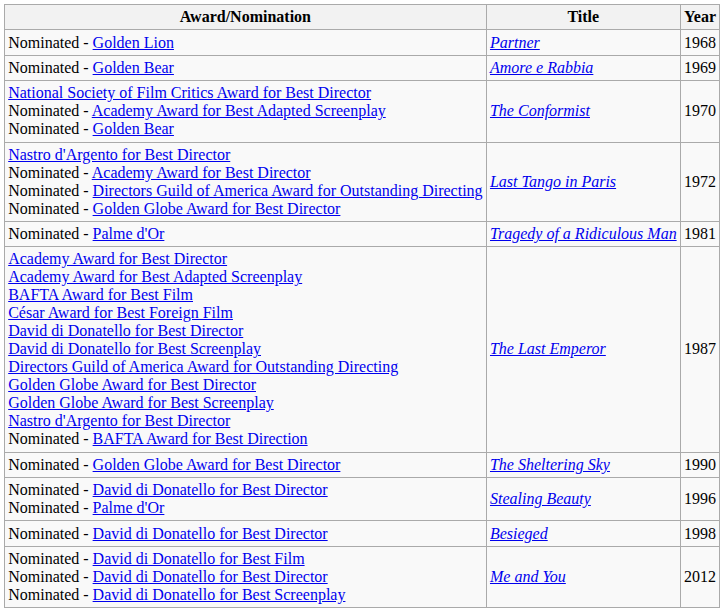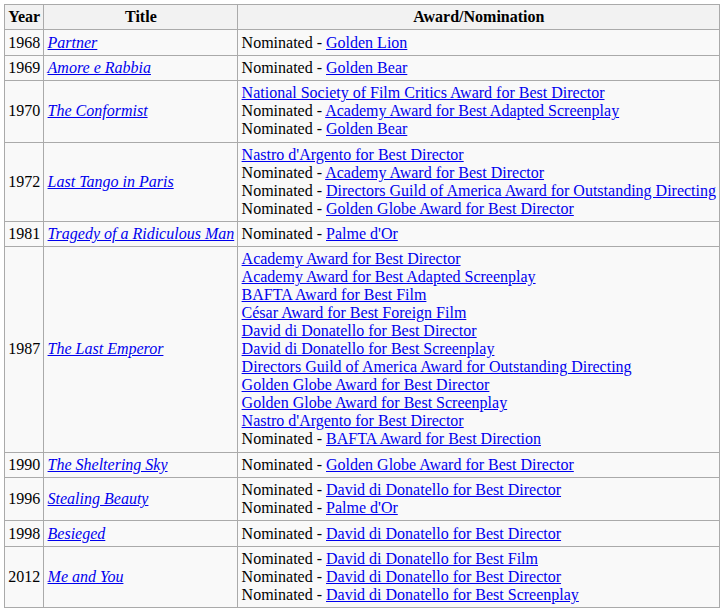columns swapped: (700, 17) <-> (245, 17)
